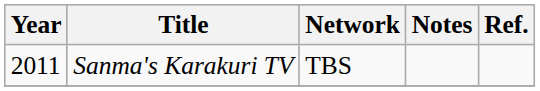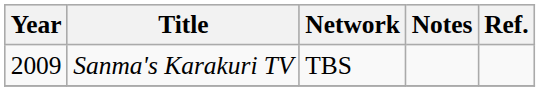(36, 65) 2011 -> (36, 65) 2009
